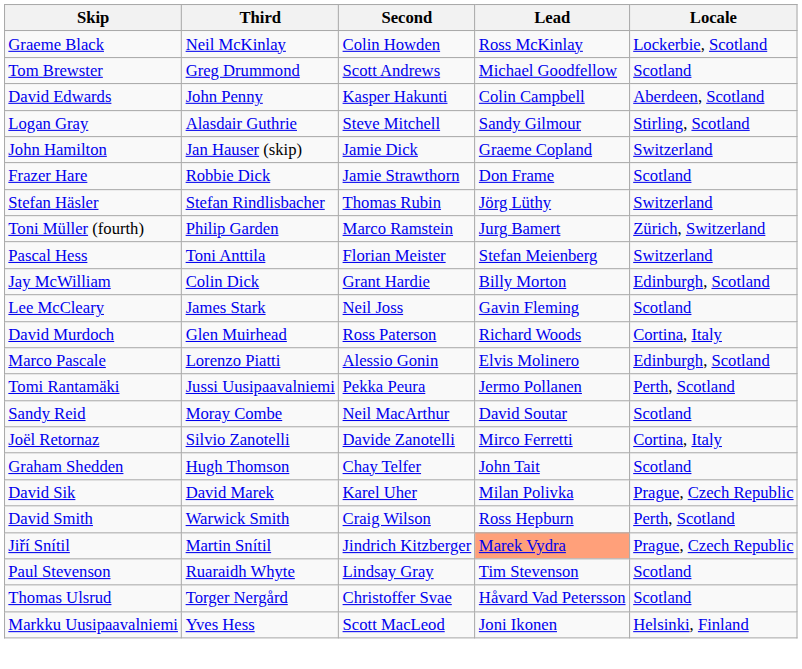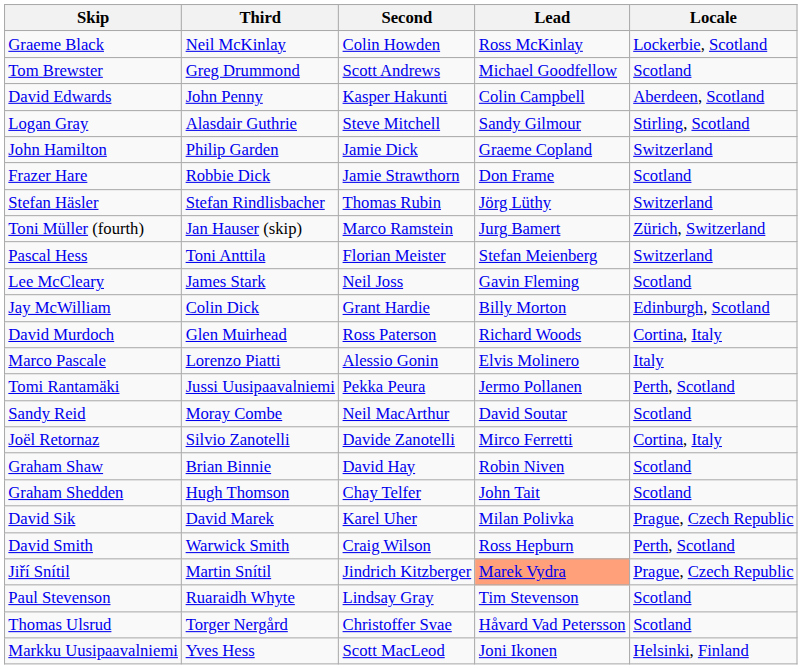(244, 149) Jan Hauser (skip) -> (232, 149) Philip Garden
(232, 228) Philip Garden -> (244, 228) Jan Hauser (skip)
rows swapped: (56, 307) <-> (60, 281)
(701, 360) Edinburgh, Scotland -> (648, 360) Italy
+ row: (56, 466)
